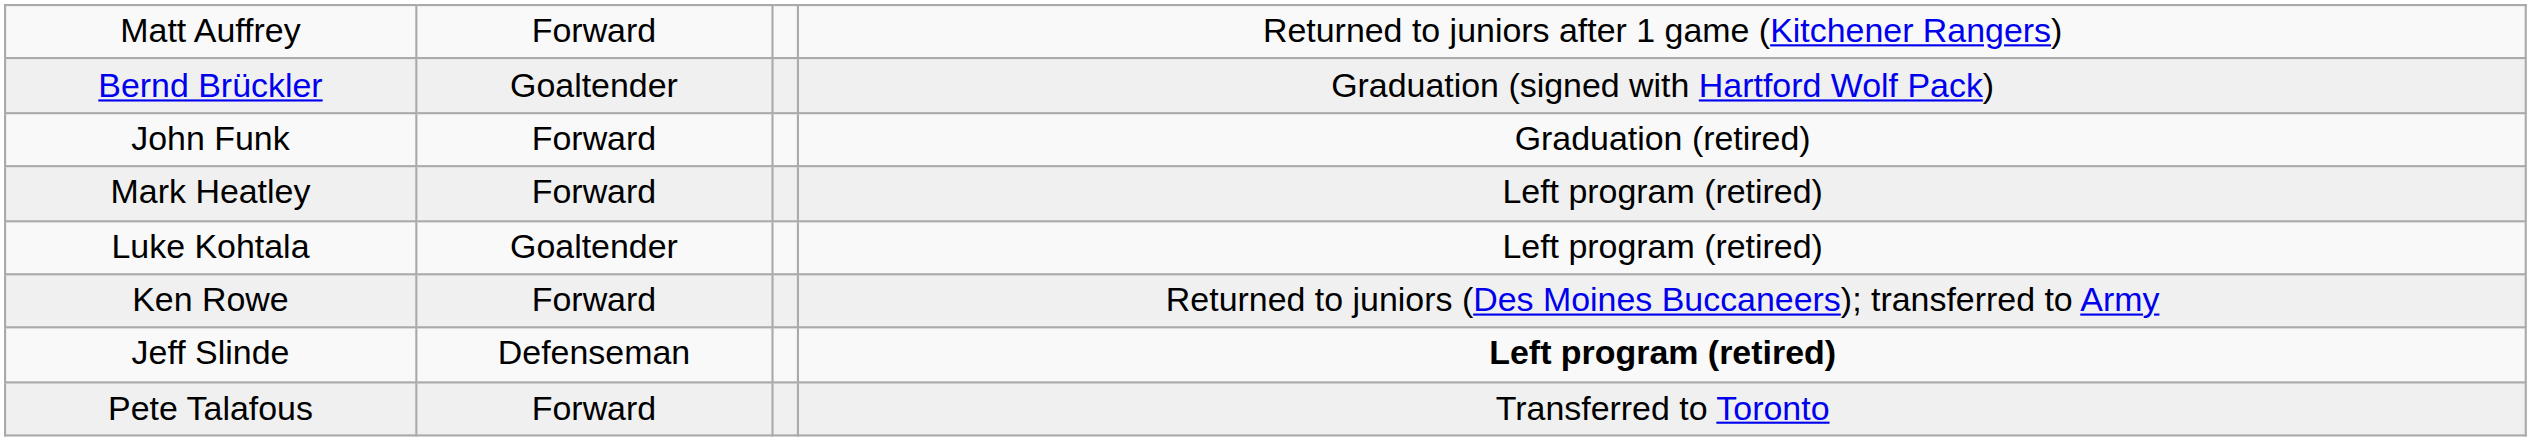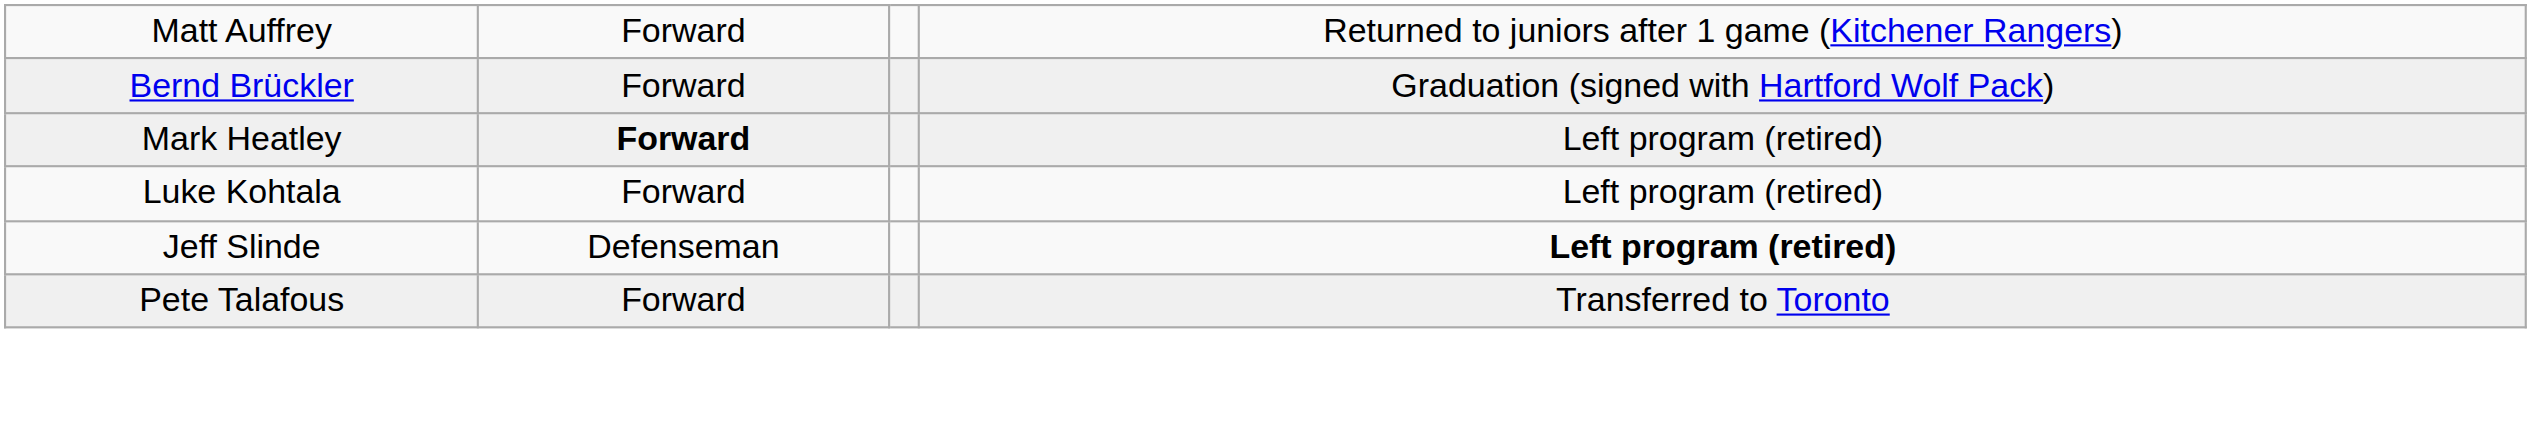(594, 85) Goaltender -> (683, 85) Forward
- row: (211, 138)
(594, 192) normal -> (683, 138) bold
(594, 246) Goaltender -> (683, 192) Forward
- row: (210, 300)
